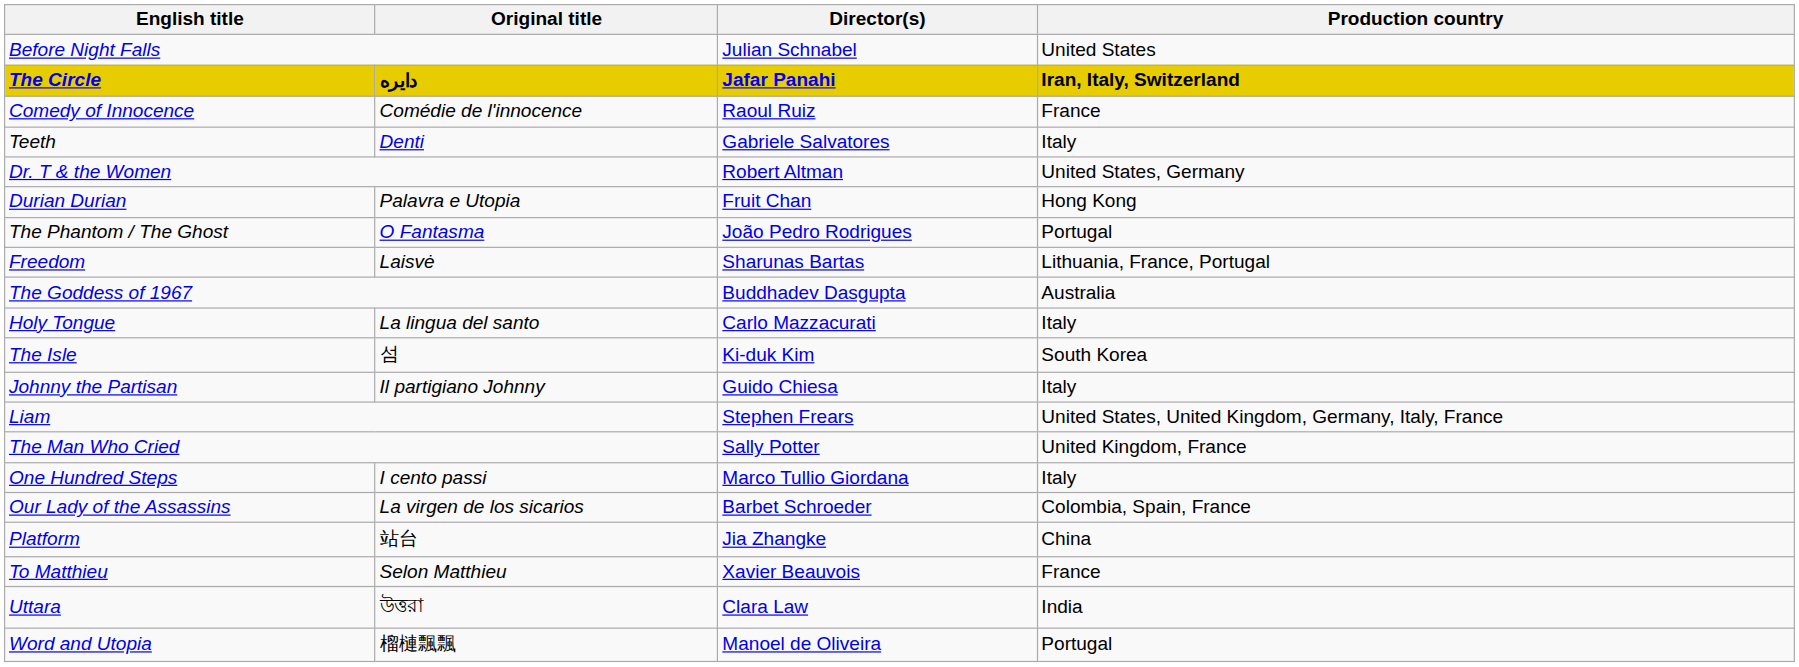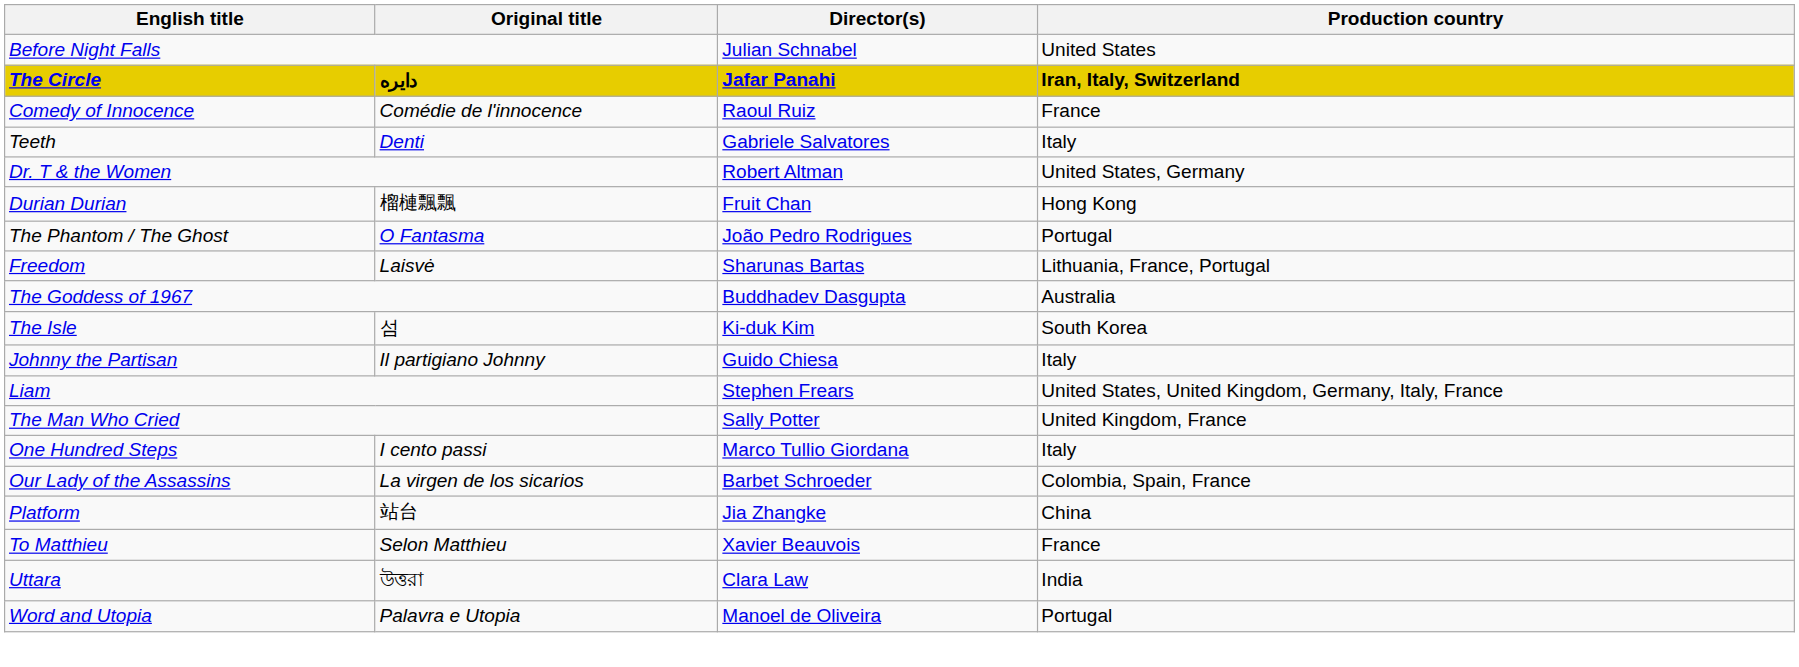(450, 201) Palavra e Utopia -> (418, 203) 榴槤飄飄
- row: (62, 322)
(418, 643) 榴槤飄飄 -> (450, 615) Palavra e Utopia
